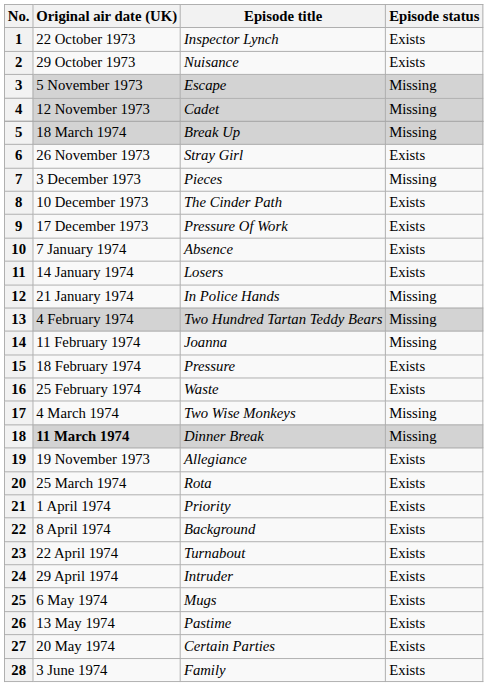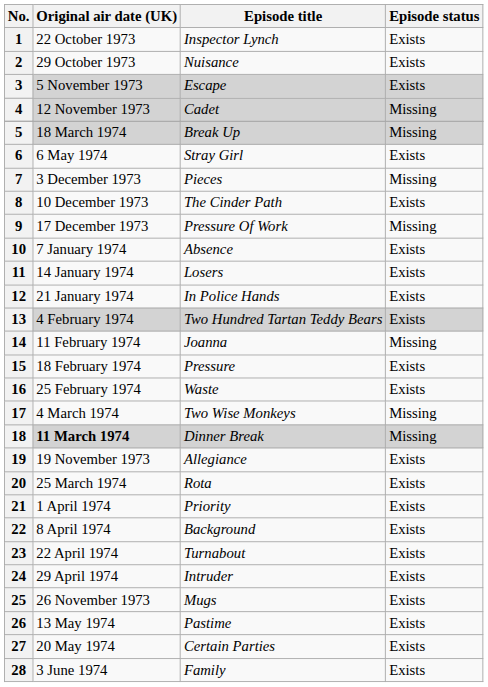(413, 86) Missing -> (407, 86) Exists
(93, 156) 26 November 1973 -> (72, 156) 6 May 1974
(407, 226) Exists -> (413, 226) Missing
(413, 296) Missing -> (407, 296) Exists
(413, 319) Missing -> (407, 319) Exists
(72, 599) 6 May 1974 -> (93, 599) 26 November 1973
